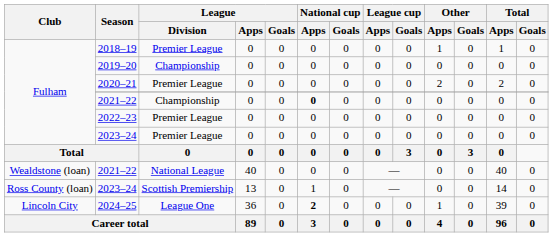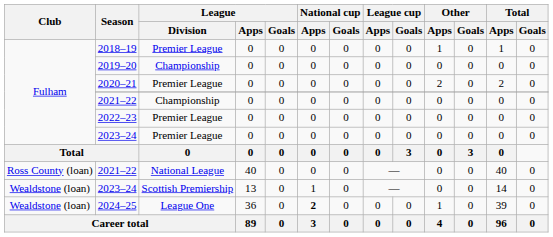(313, 100) bold -> (313, 100) normal
(50, 170) Wealdstone (loan) -> (50, 170) Ross County (loan)
(50, 188) Ross County (loan) -> (50, 188) Wealdstone (loan)
(50, 205) Lincoln City -> (50, 205) Wealdstone (loan)
